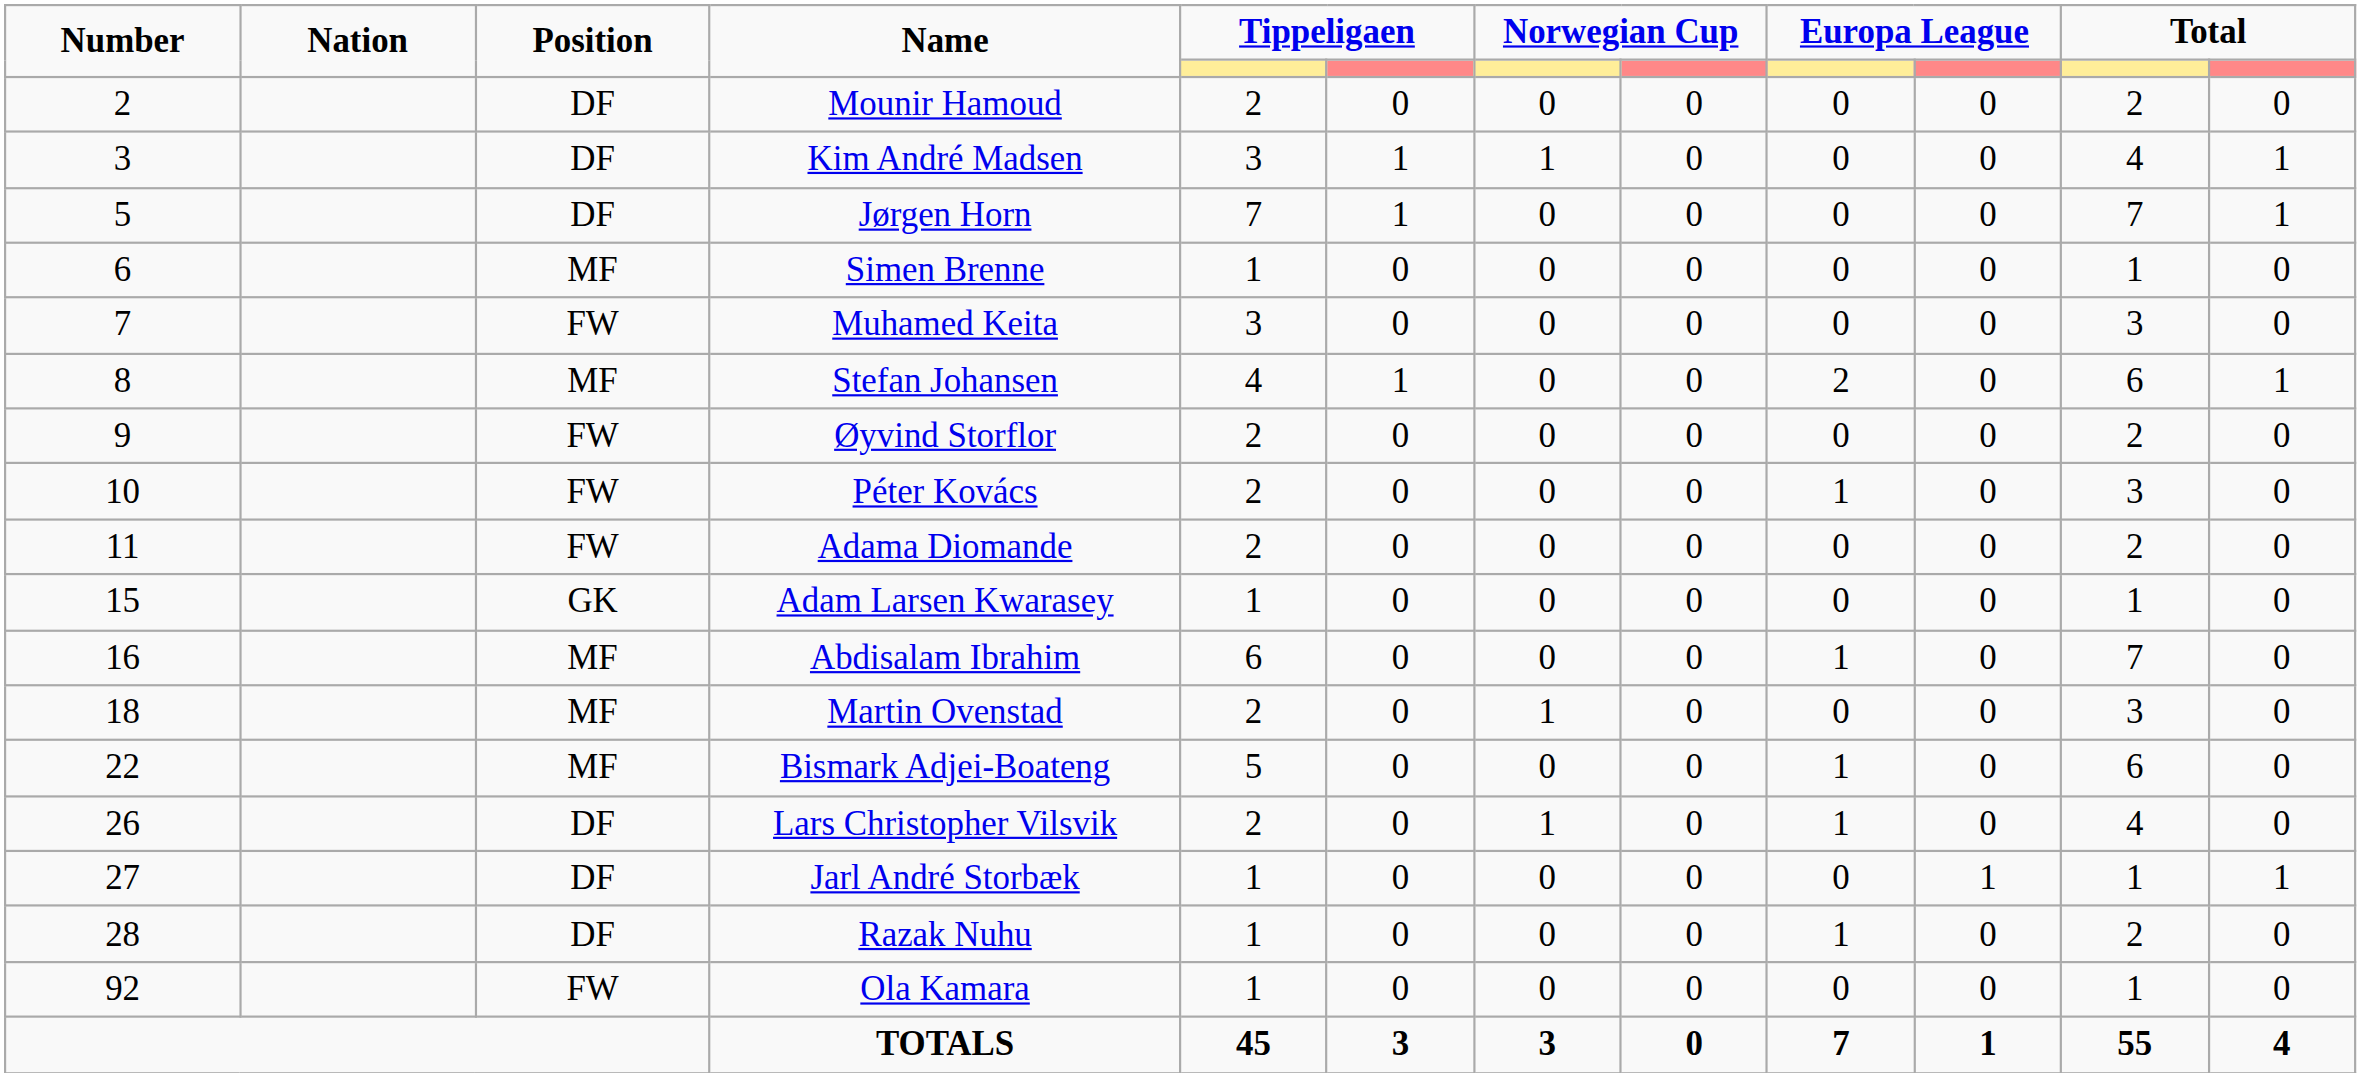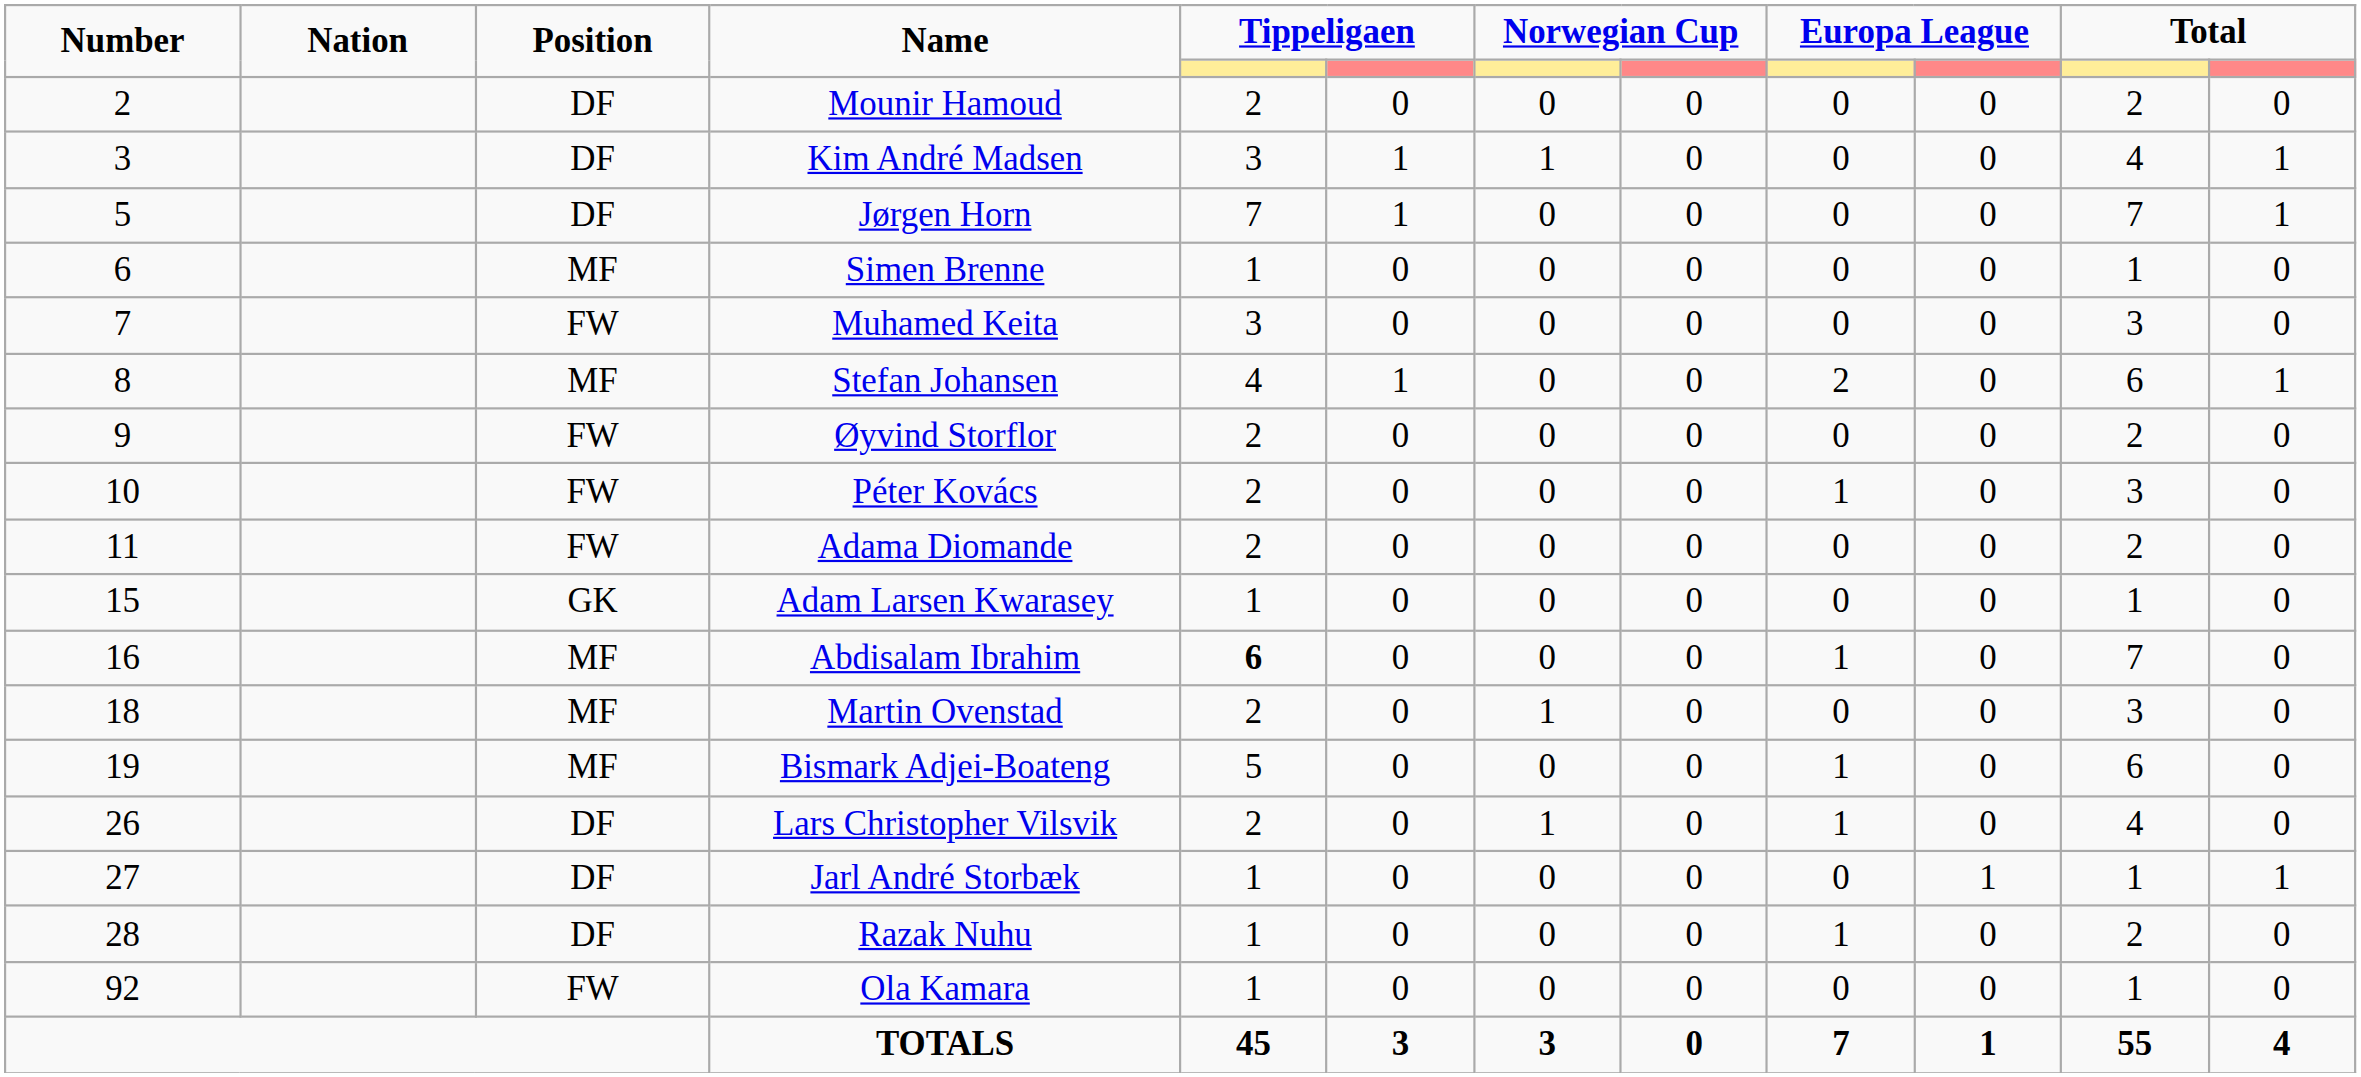(1254, 656) normal -> (1254, 656) bold
(123, 767) 22 -> (123, 767) 19
